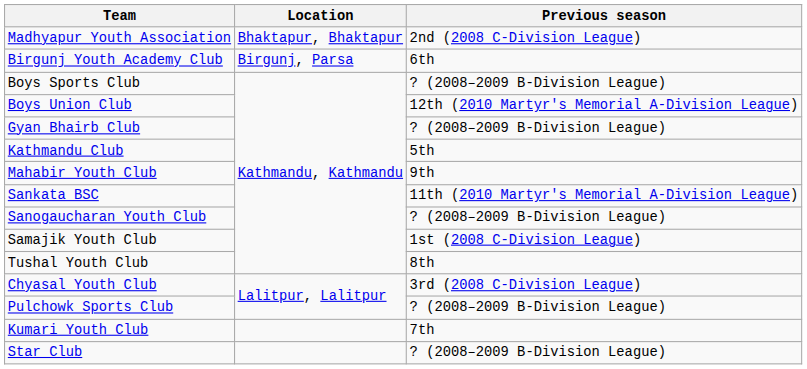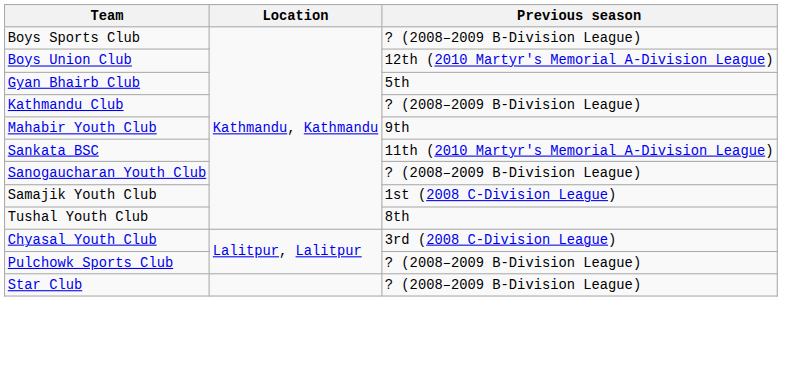- row: (119, 38)
- row: (115, 61)
(538, 128) ? (2008–2009 B-Division League) -> (397, 83) 5th
(422, 151) 5th -> (513, 106) ? (2008–2009 B-Division League)
- row: (78, 330)
